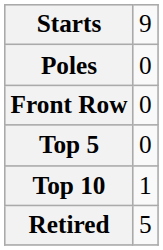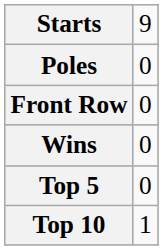+ row: (69, 144)
- row: (69, 225)
